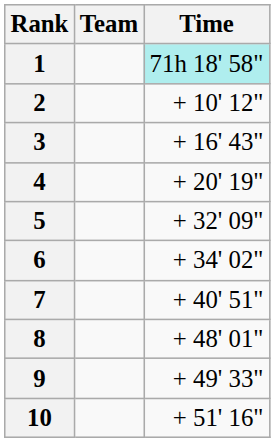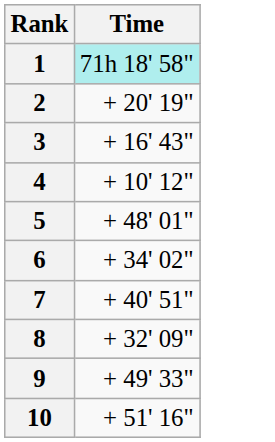- column: (109, 24)
(218, 102) + 10' 12" -> (148, 102) + 20' 19"
(218, 181) + 20' 19" -> (148, 181) + 10' 12"
(218, 220) + 32' 09" -> (148, 220) + 48' 01"
(218, 338) + 48' 01" -> (148, 338) + 32' 09"
